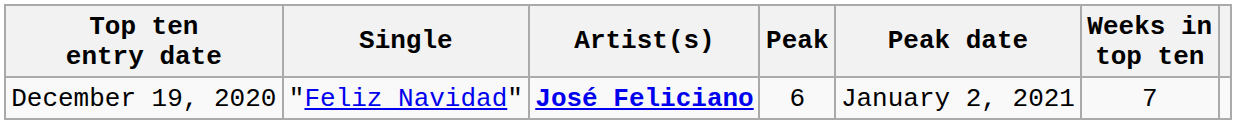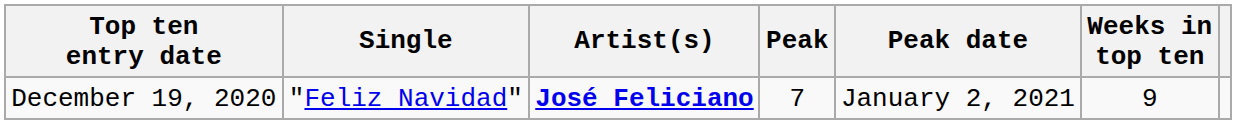(797, 99) 6 -> (797, 99) 7
(1150, 99) 7 -> (1150, 99) 9
